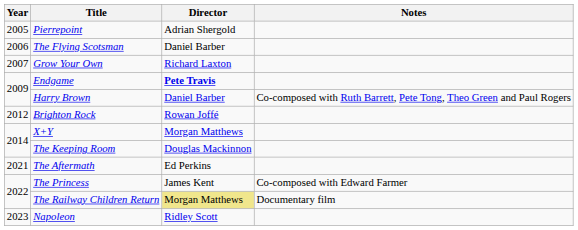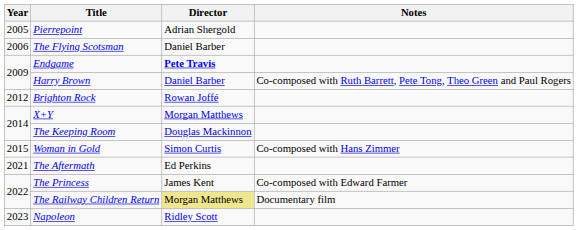- row: (68, 64)
+ row: (67, 149)
